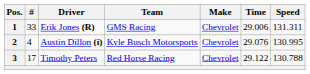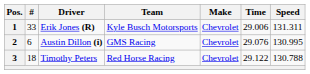(131, 27) GMS Racing -> (152, 27) Kyle Busch Motorsports
(29, 42) 4 -> (29, 42) 6
(152, 42) Kyle Busch Motorsports -> (131, 42) GMS Racing
(32, 58) 17 -> (32, 58) 18
